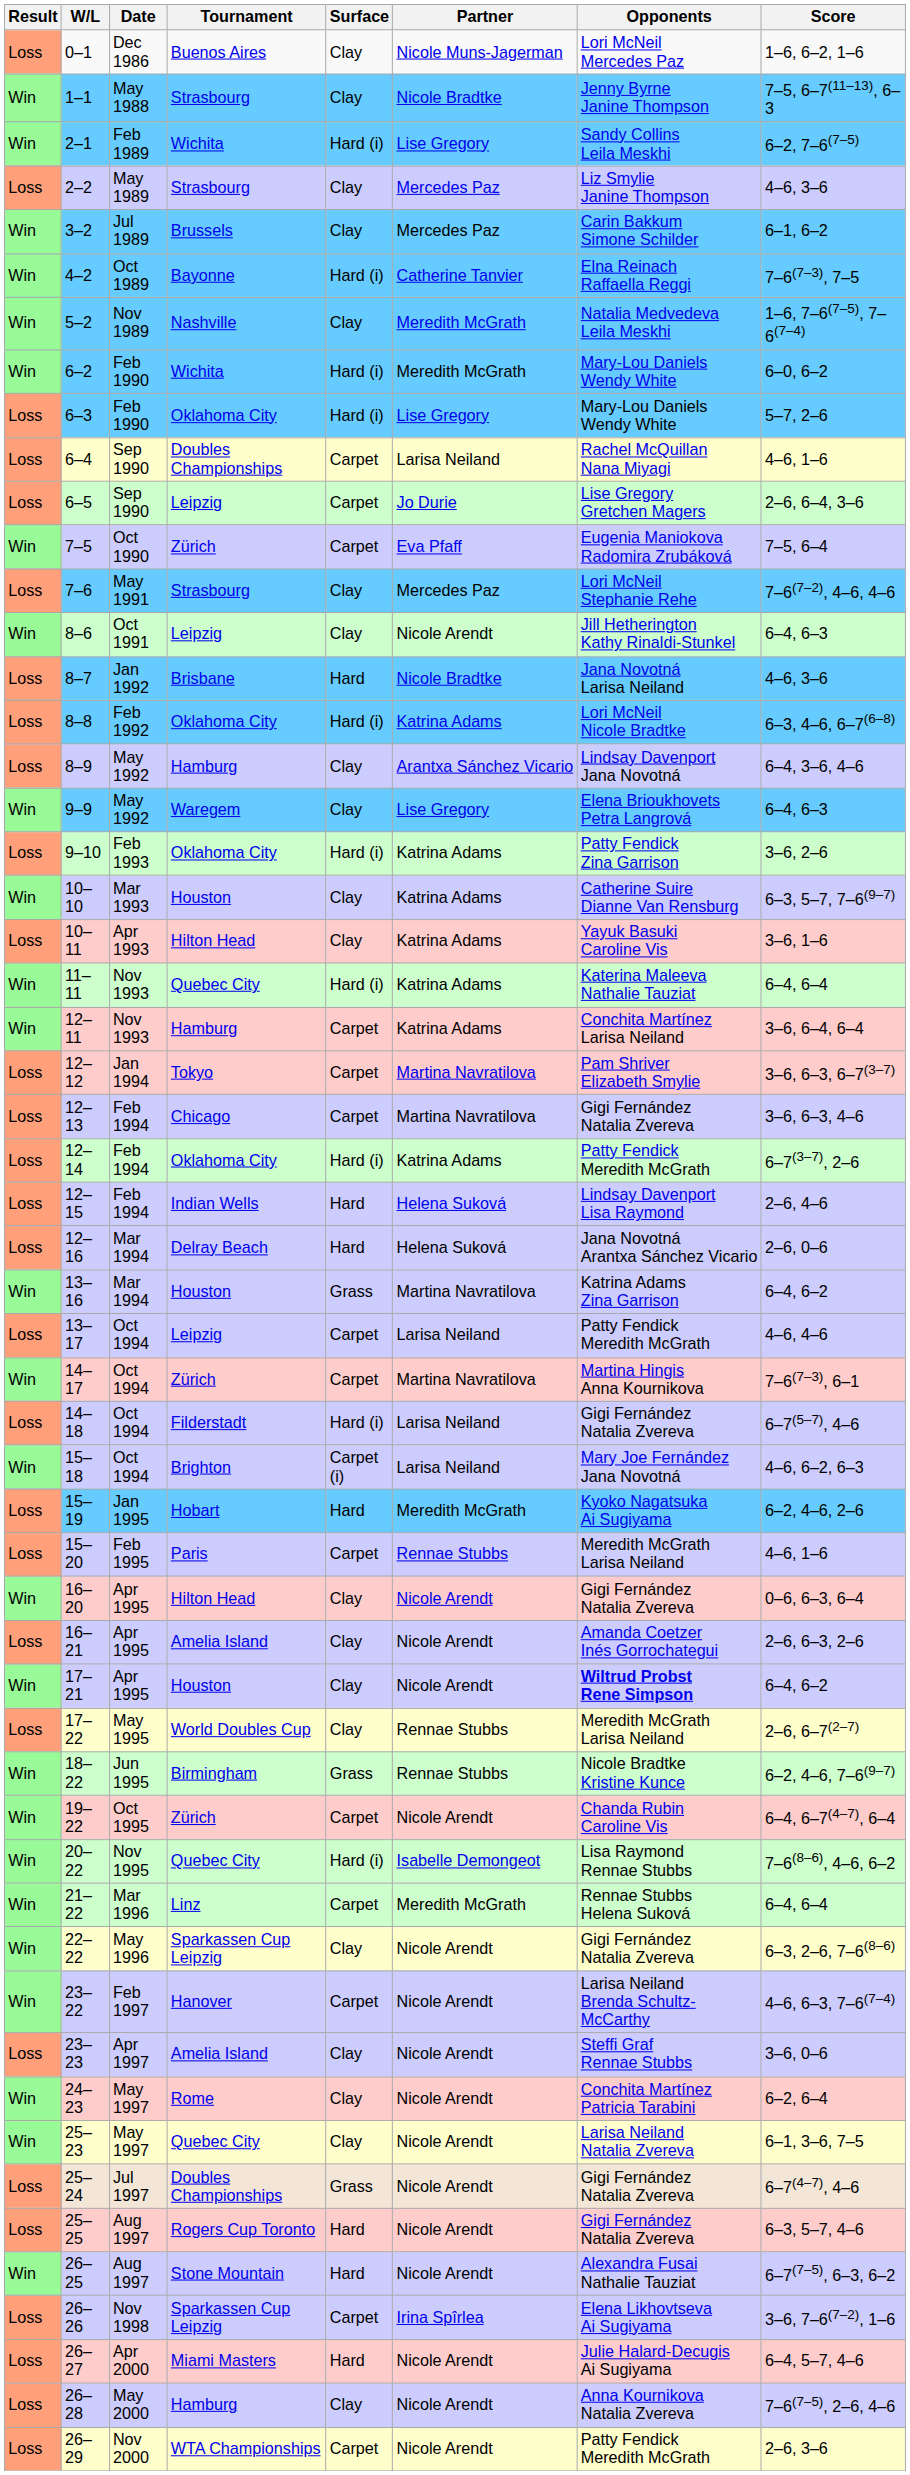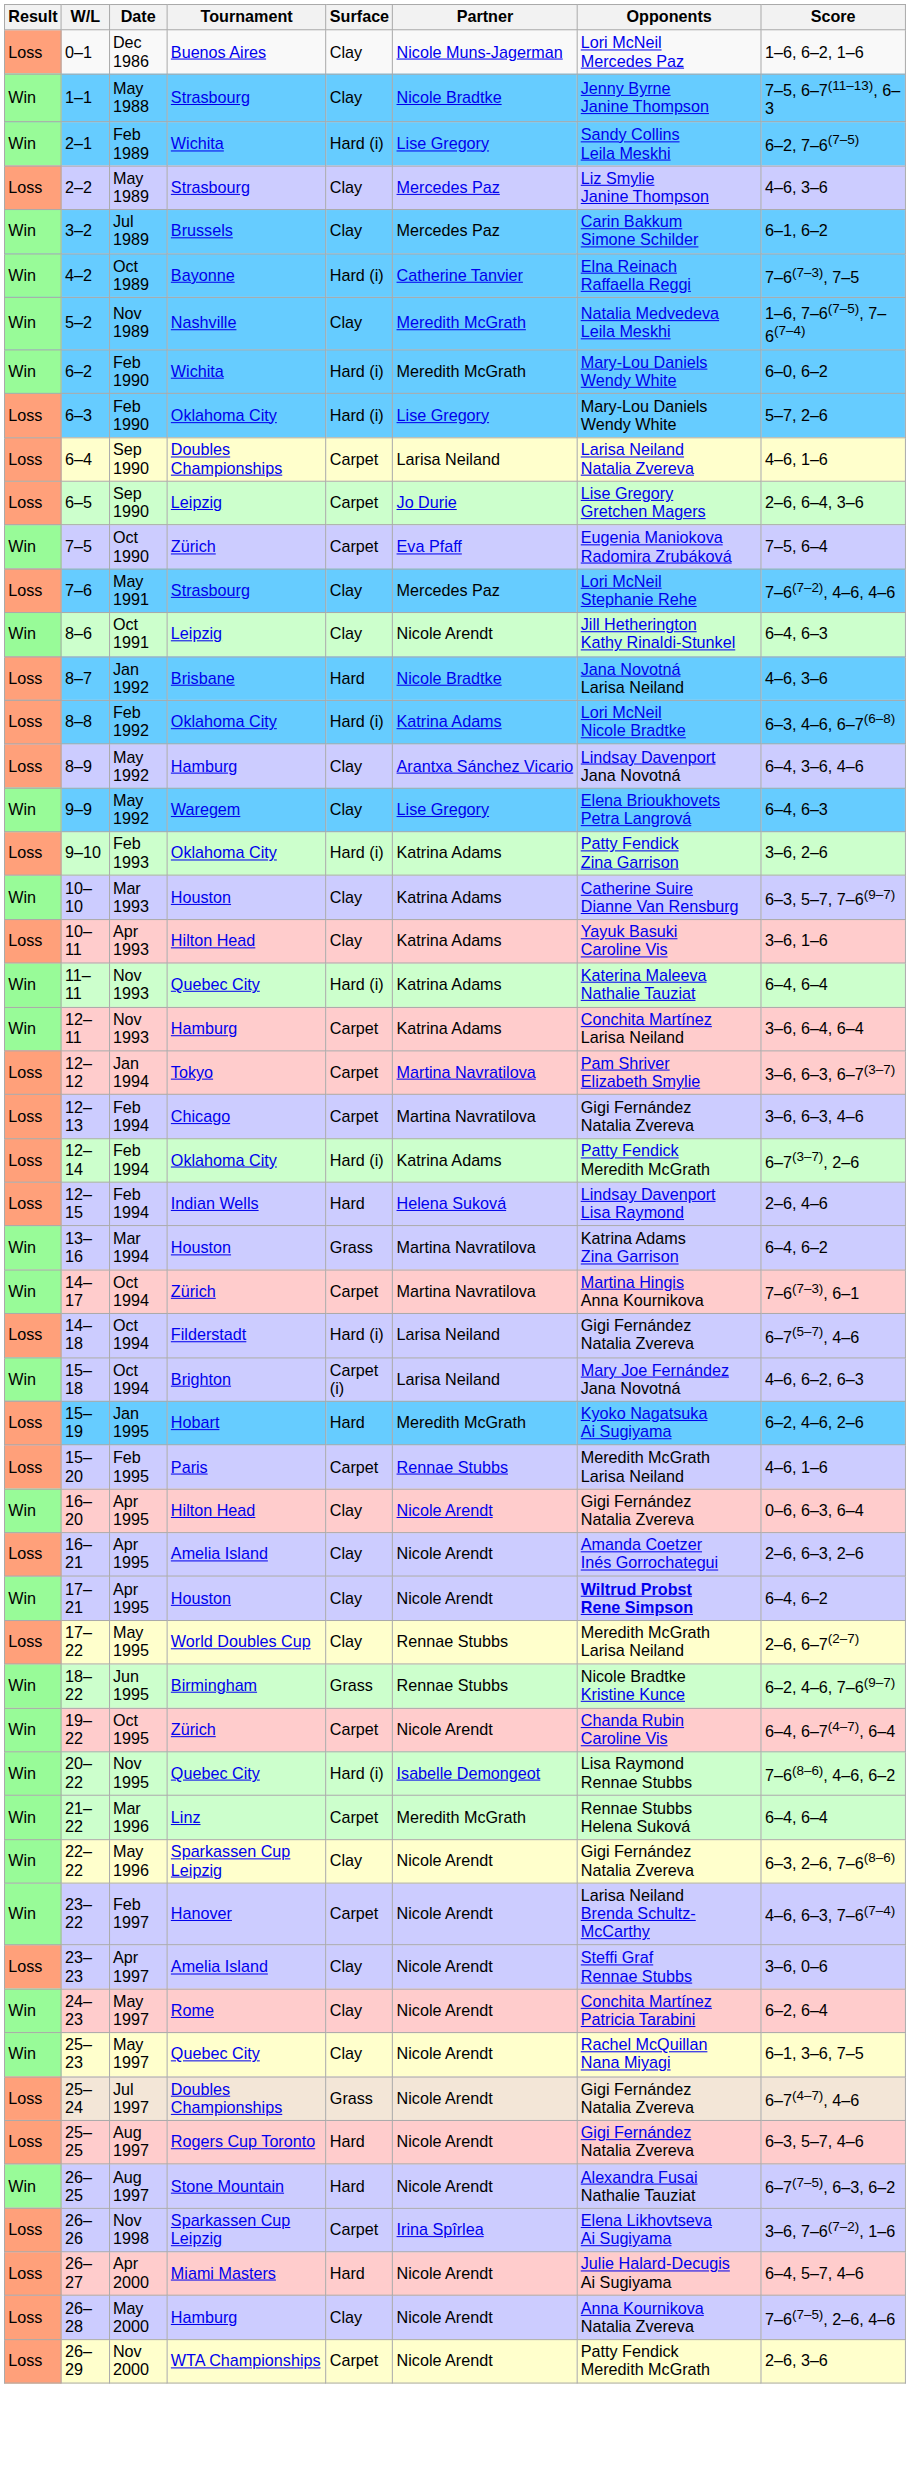(644, 459) Rachel McQuillan Nana Miyagi -> (637, 459) Larisa Neiland Natalia Zvereva
- row: (79, 1247)
- row: (79, 1335)
(637, 2142) Larisa Neiland Natalia Zvereva -> (644, 2054) Rachel McQuillan Nana Miyagi
